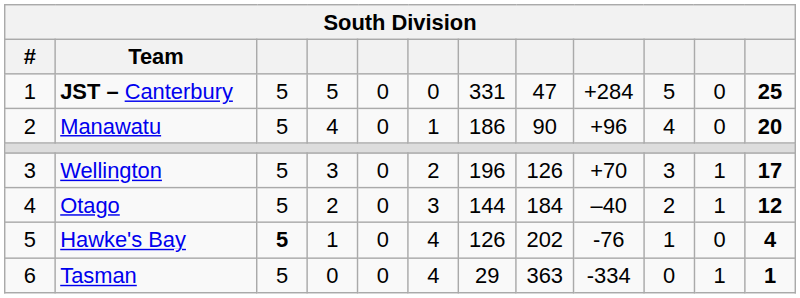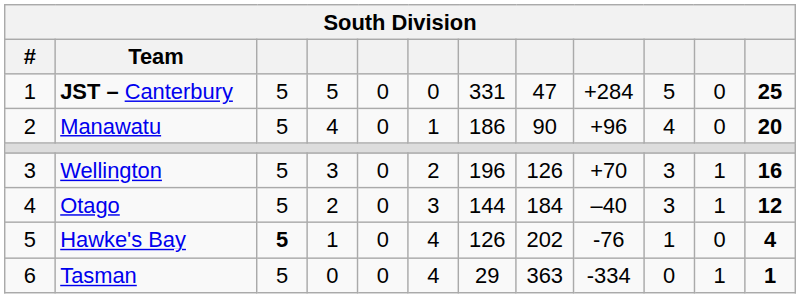(770, 171) 17 -> (770, 171) 16
(669, 206) 2 -> (669, 206) 3
